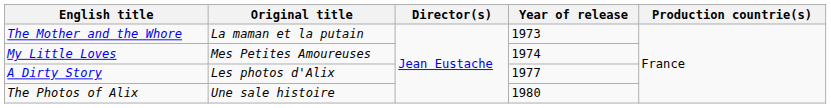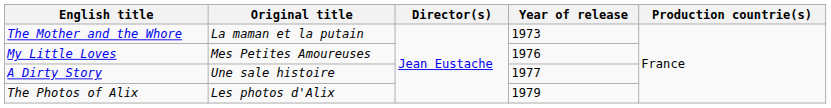(526, 54) 1974 -> (526, 54) 1976
(273, 73) Les photos d'Alix -> (273, 73) Une sale histoire
(273, 93) Une sale histoire -> (273, 93) Les photos d'Alix
(526, 93) 1980 -> (526, 93) 1979
